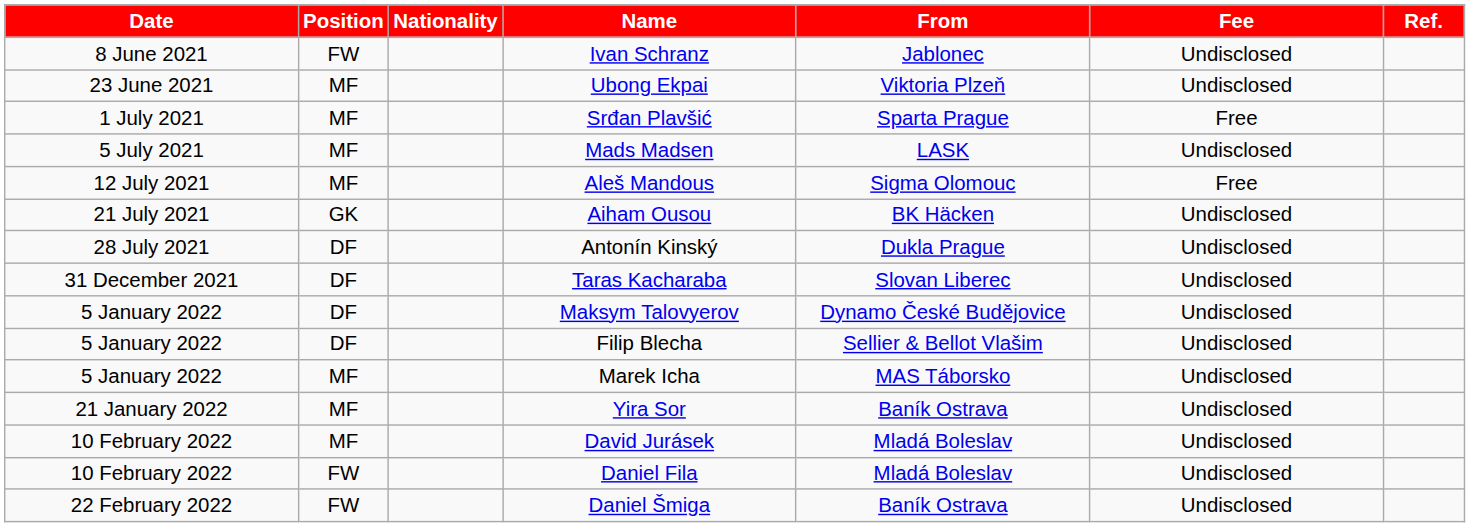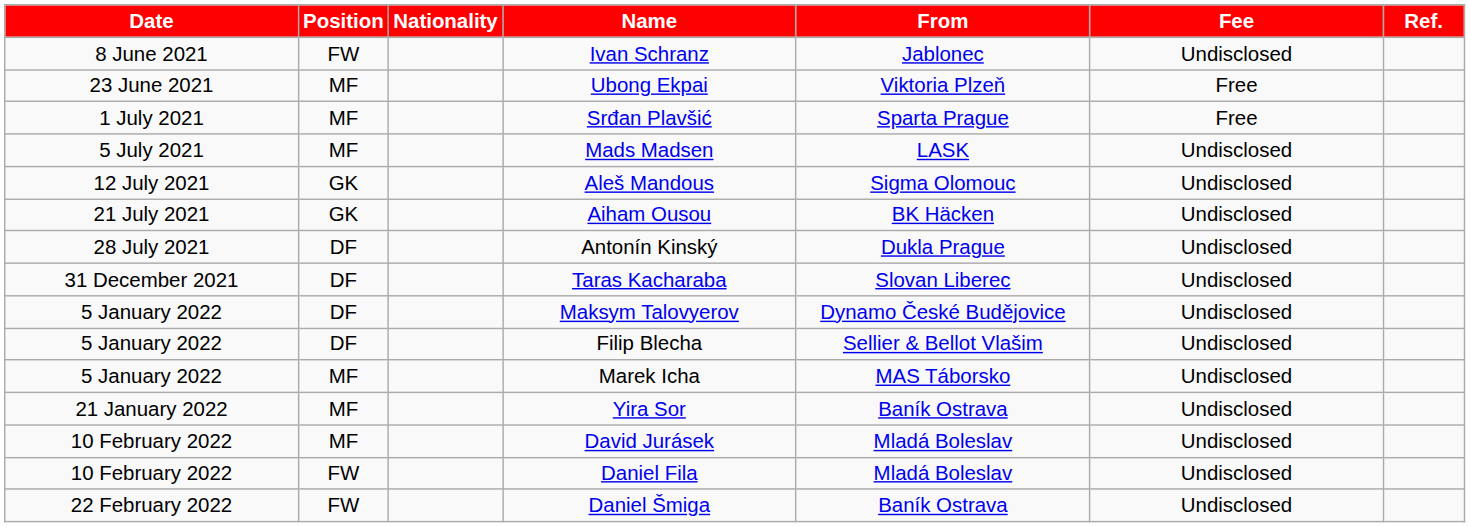(1236, 86) Undisclosed -> (1236, 86) Free
(343, 183) MF -> (343, 183) GK
(1236, 183) Free -> (1236, 183) Undisclosed
